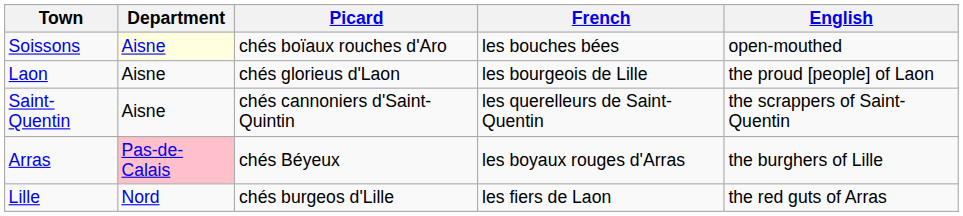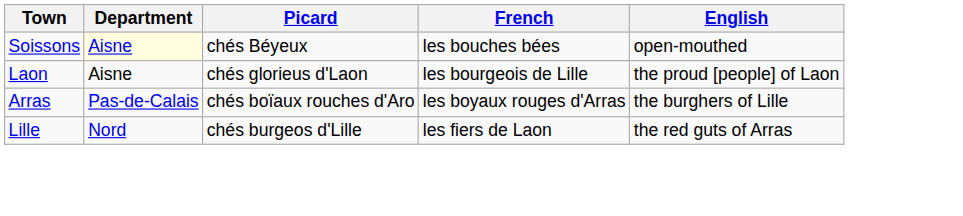(343, 46) chés boïaux rouches d'Aro -> (257, 46) chés Béyeux
- row: (39, 112)
(152, 159) pink background -> (143, 102) no background
(289, 159) chés Béyeux -> (311, 102) chés boïaux rouches d'Aro
